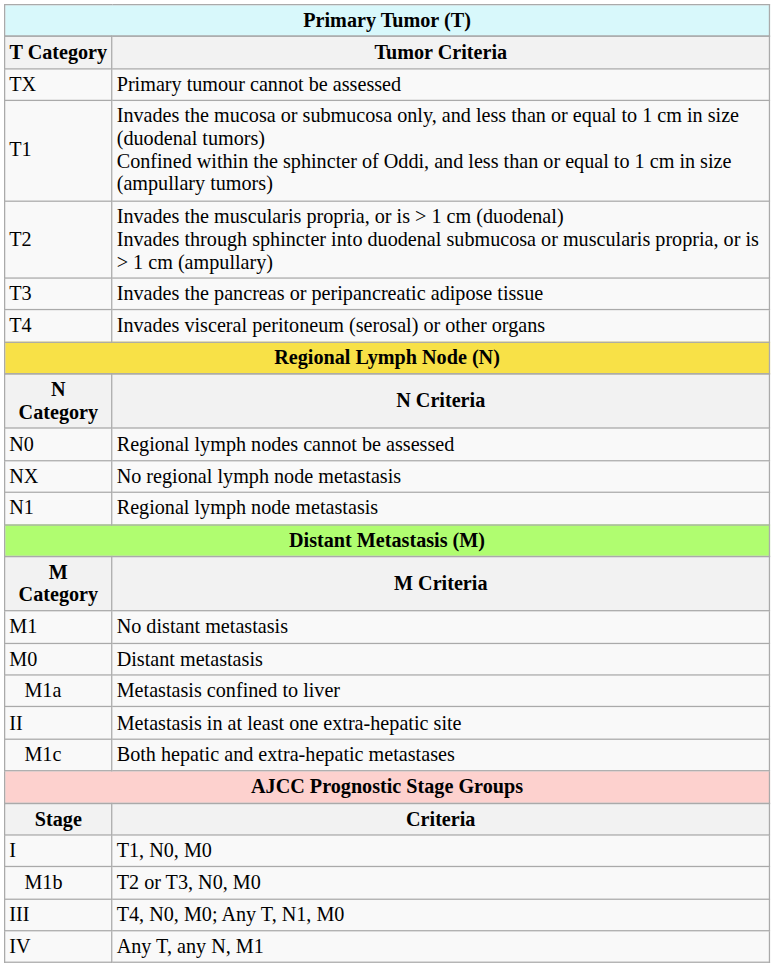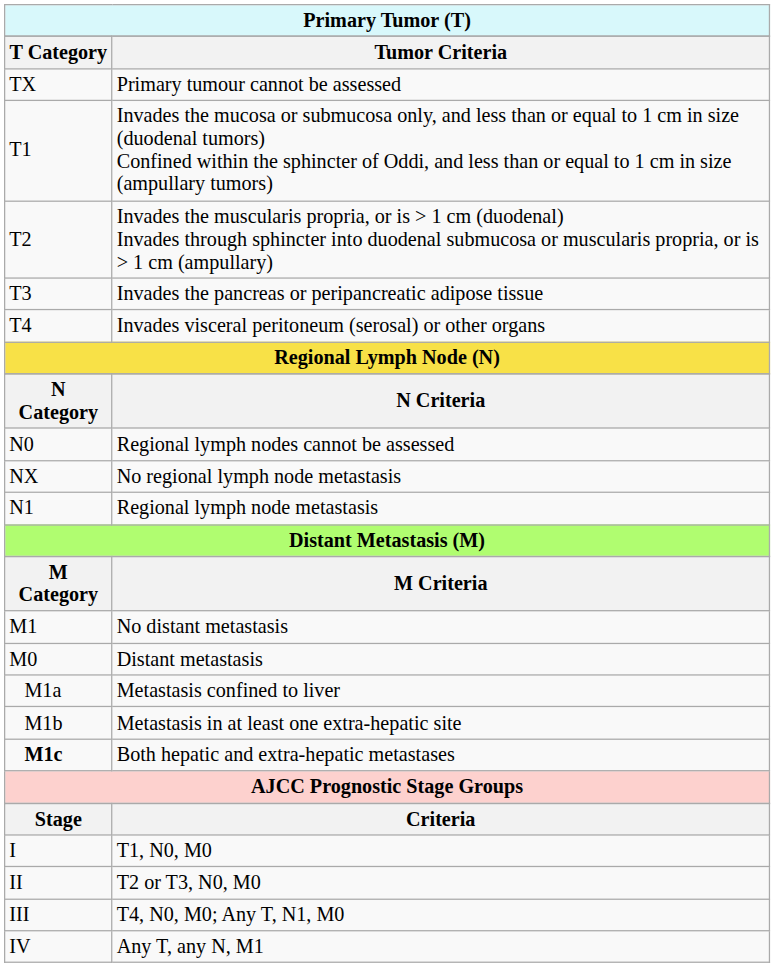(16, 722) II -> (36, 722) M1b
(35, 754) normal -> (36, 754) bold
(36, 882) M1b -> (16, 882) II
